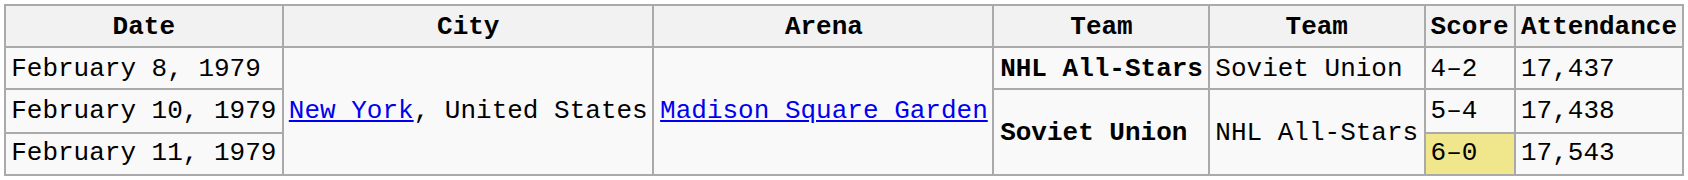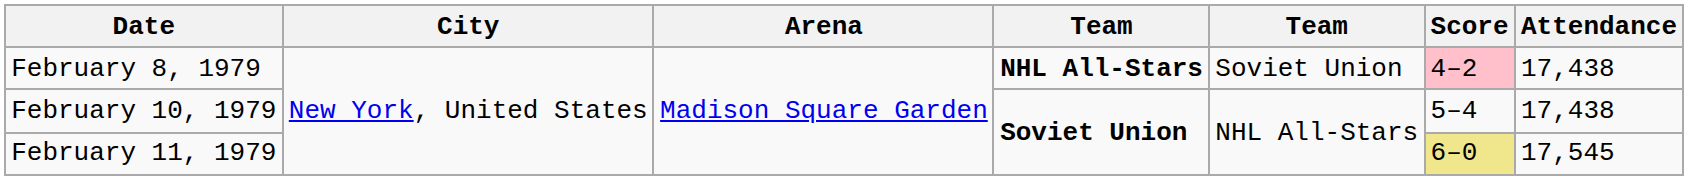(1454, 69) no background -> (1454, 69) pink background
(1568, 69) 17,437 -> (1568, 69) 17,438
(1568, 153) 17,543 -> (1568, 153) 17,545
